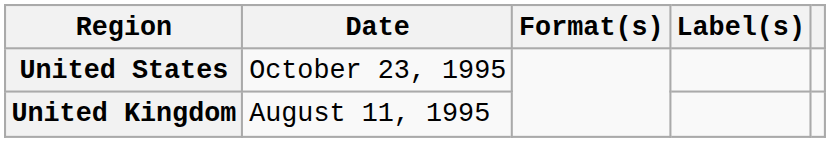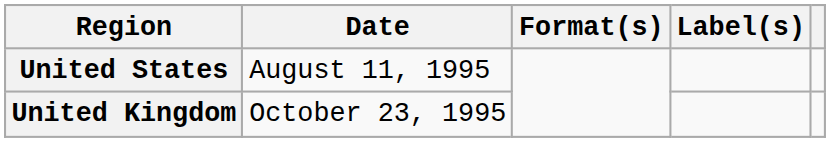(378, 70) October 23, 1995 -> (370, 70) August 11, 1995
(370, 114) August 11, 1995 -> (378, 114) October 23, 1995
